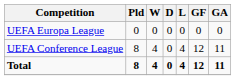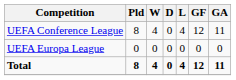rows swapped: (56, 30) <-> (65, 48)
